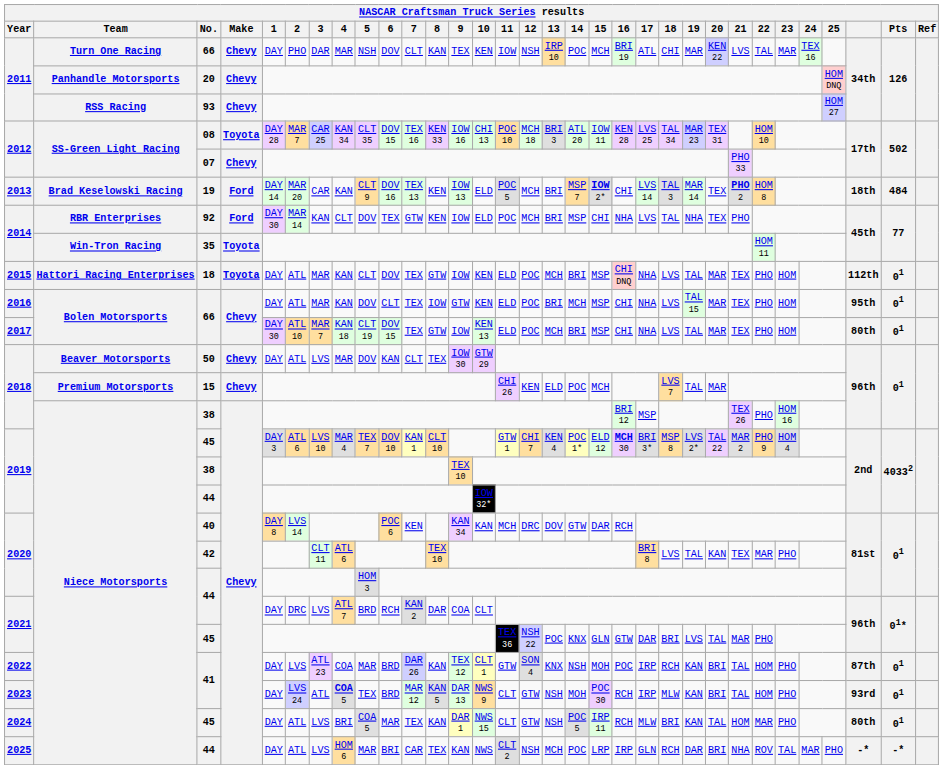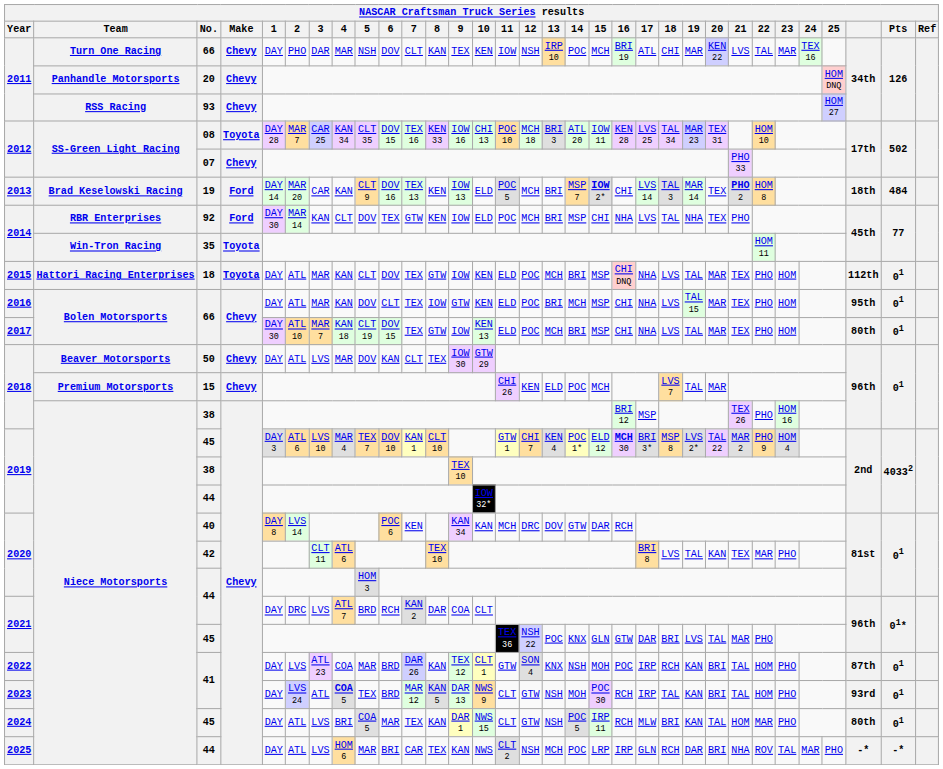(670, 694) MLW -> (670, 694) TAL
